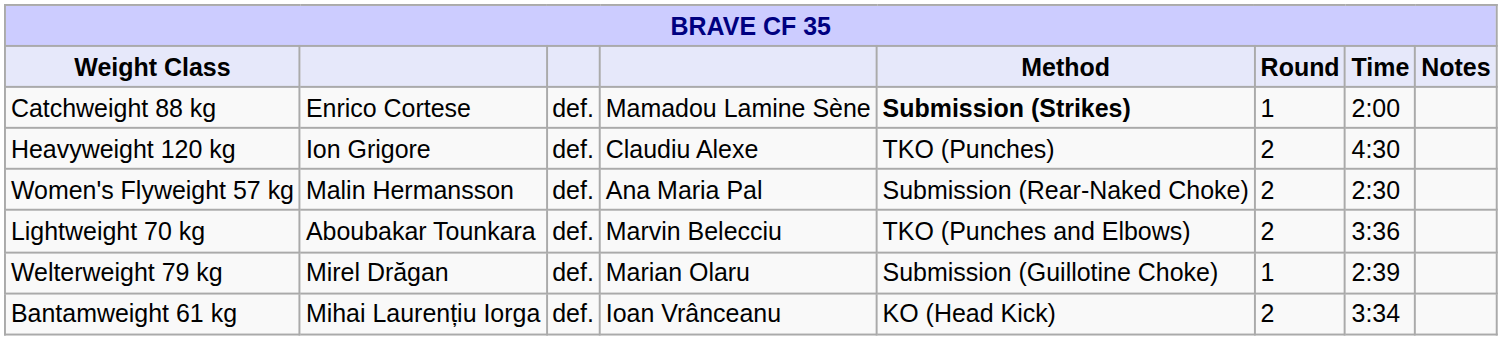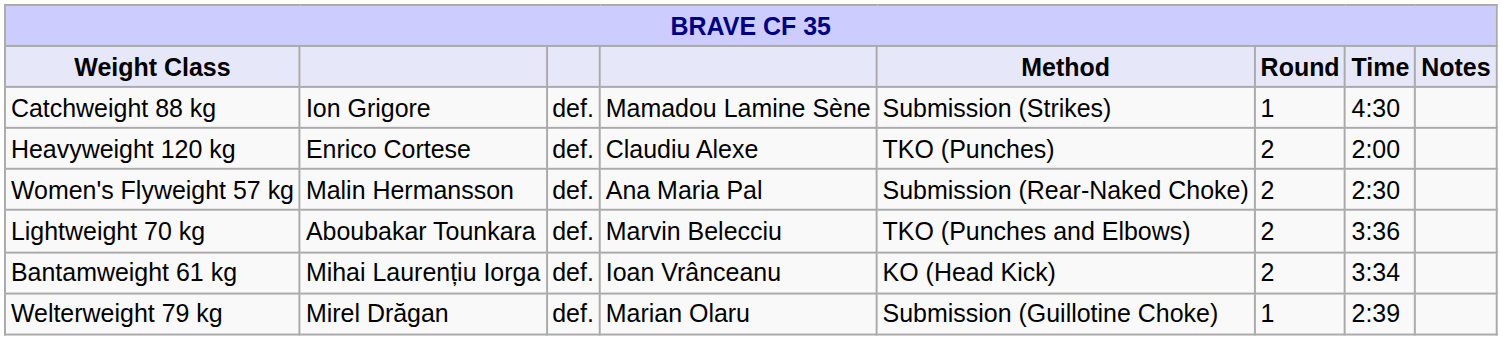(388, 108) Enrico Cortese -> (368, 108) Ion Grigore
(1007, 108) bold -> (997, 108) normal
(1376, 108) 2:00 -> (1376, 108) 4:30
(368, 149) Ion Grigore -> (388, 149) Enrico Cortese
(1376, 149) 4:30 -> (1376, 149) 2:00
rows swapped: (124, 313) <-> (117, 272)
